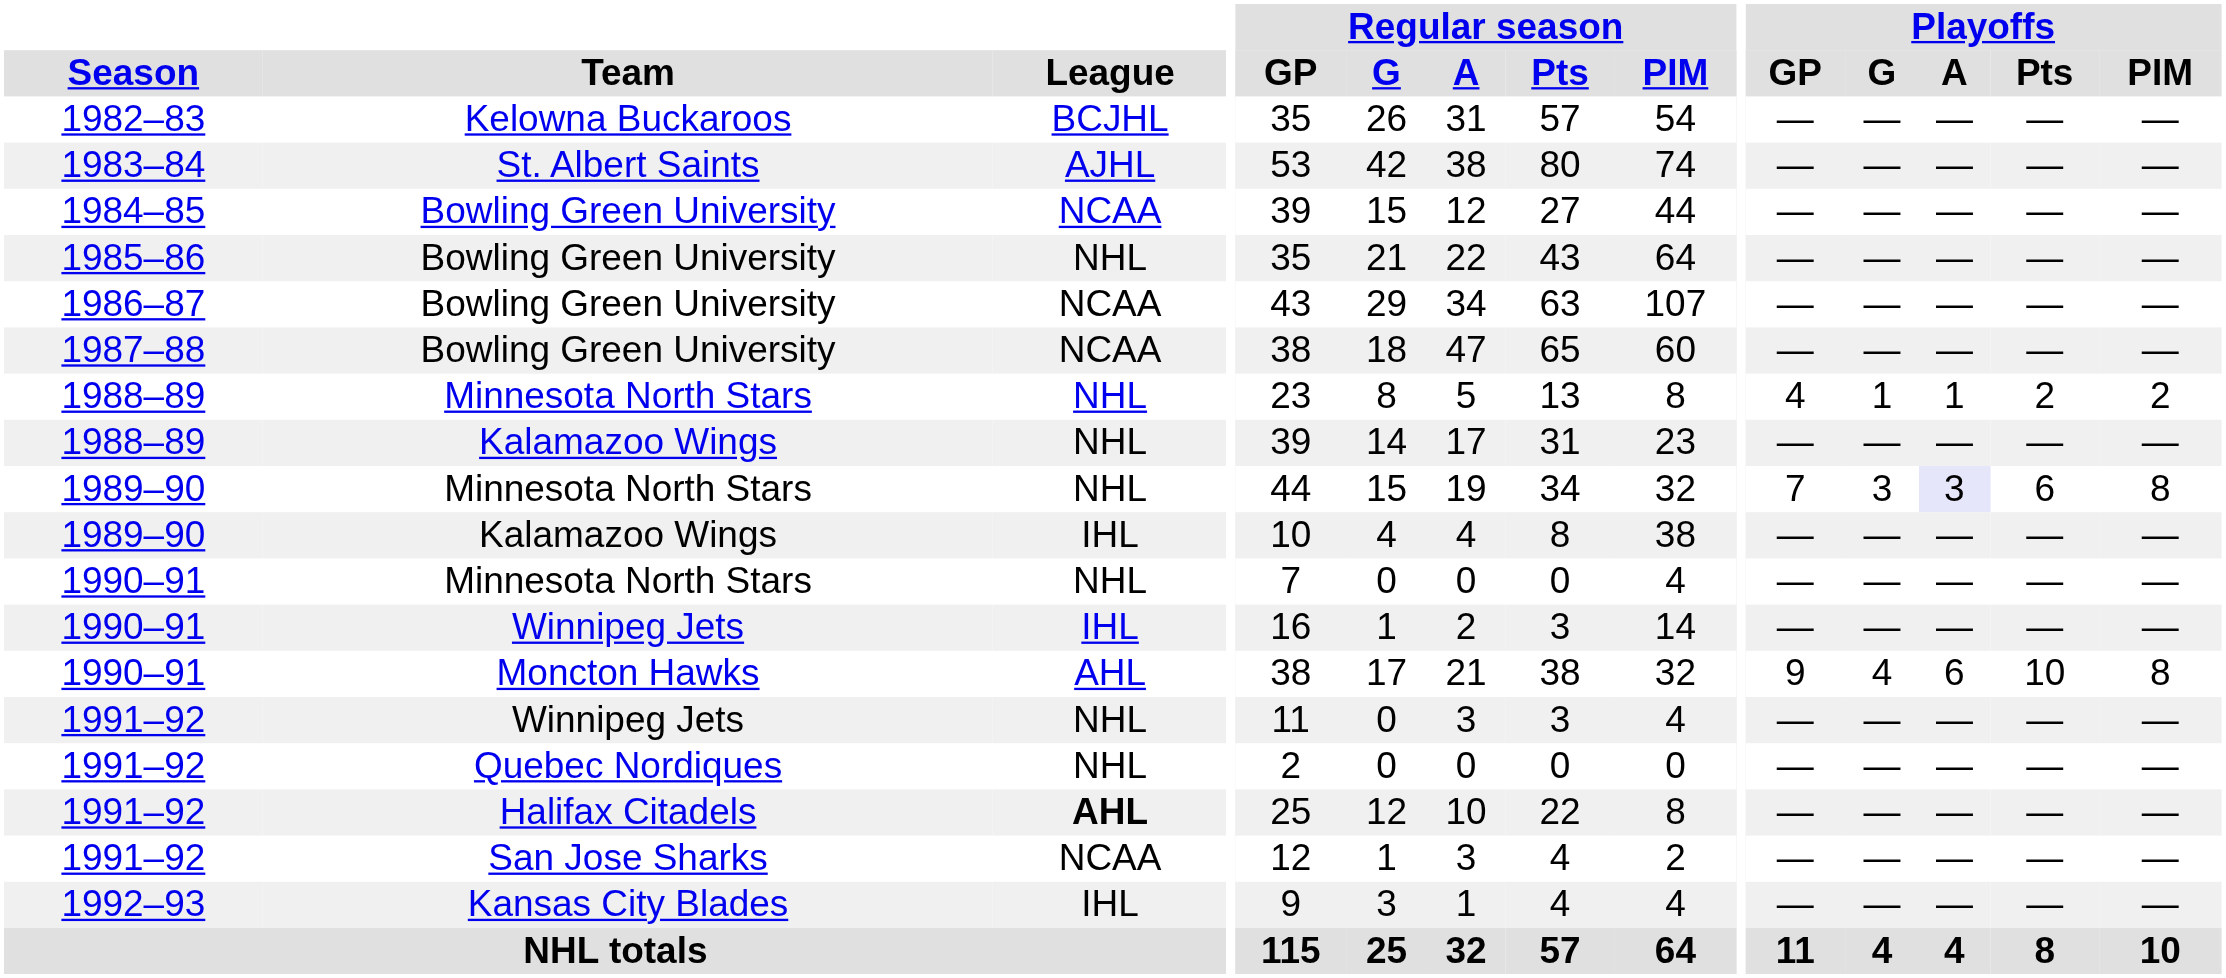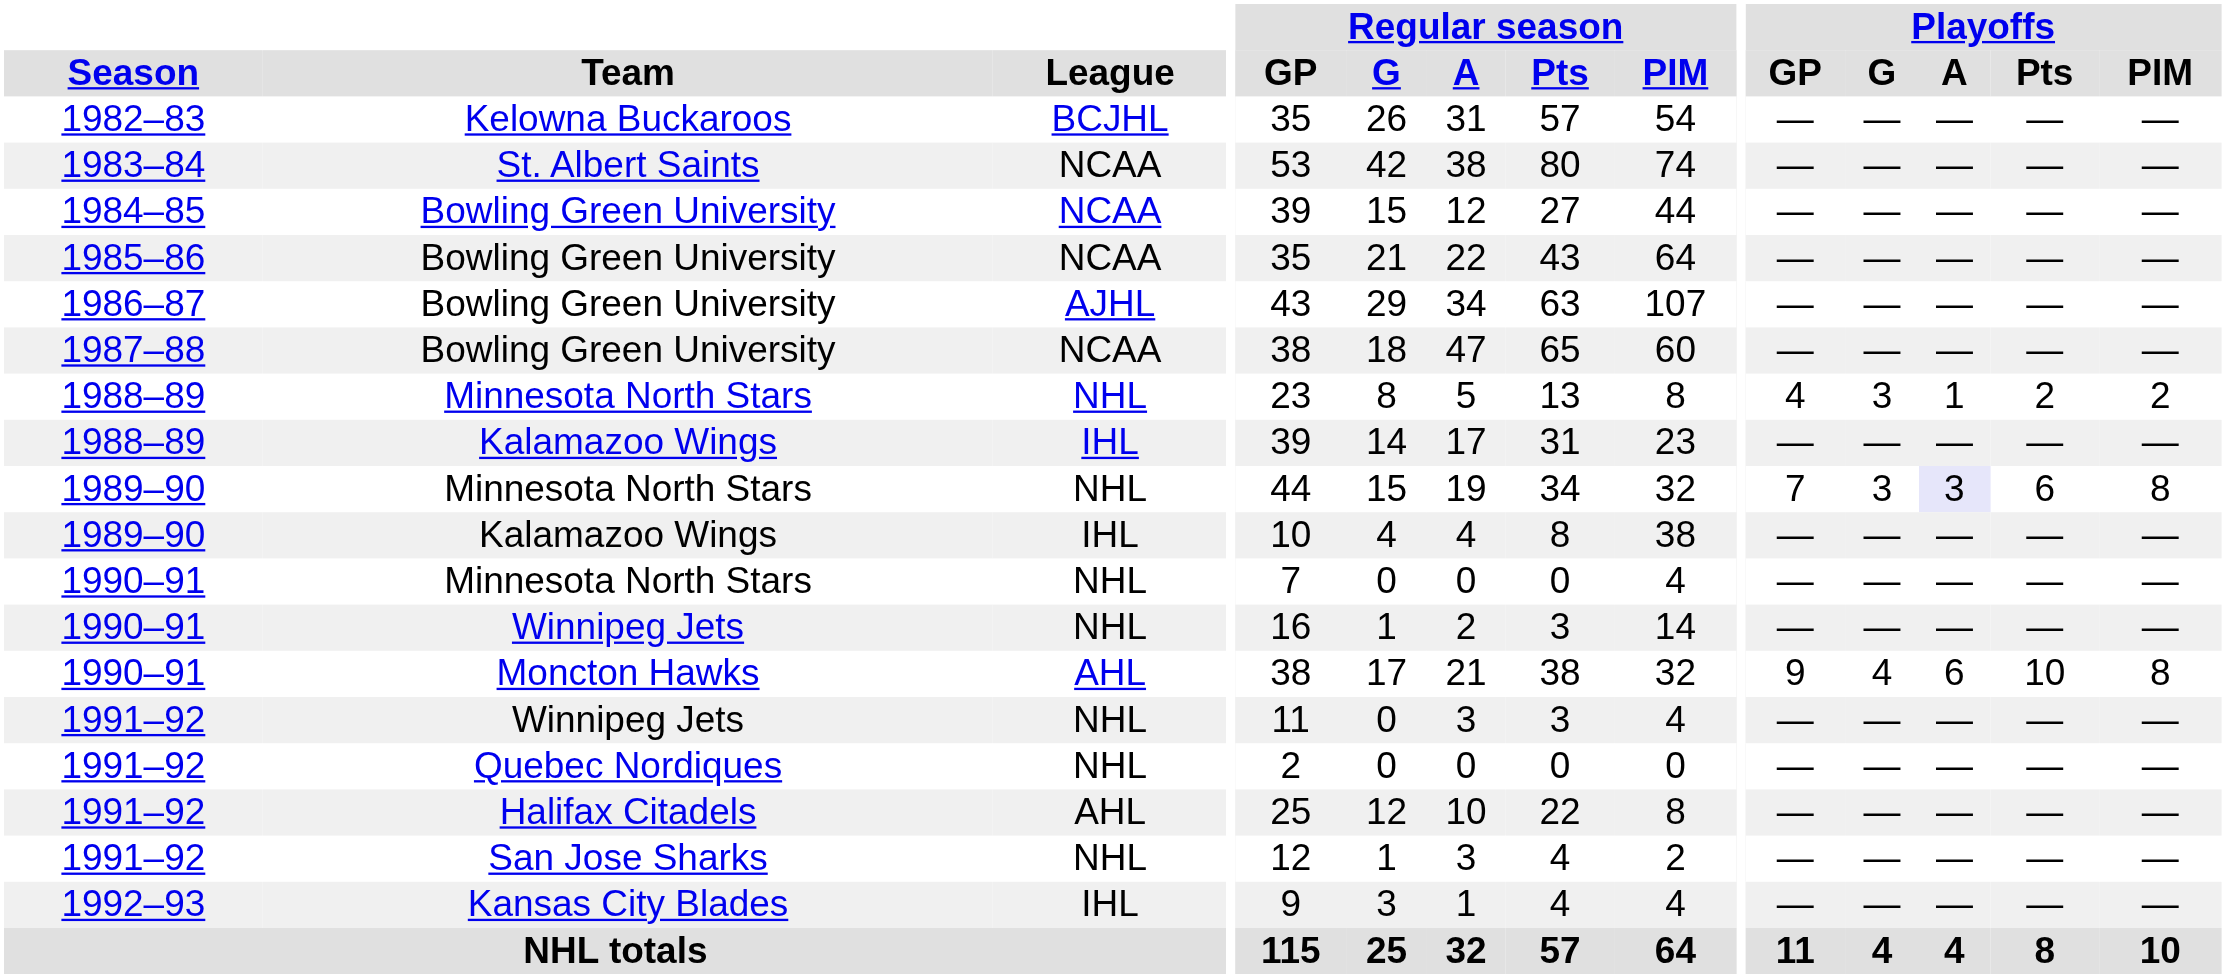(1110, 165) AJHL -> (1110, 165) NCAA
(1110, 257) NHL -> (1110, 257) NCAA
(1110, 303) NCAA -> (1110, 303) AJHL
(1882, 396) 1 -> (1882, 396) 3
(1110, 442) NHL -> (1110, 442) IHL
(1110, 627) IHL -> (1110, 627) NHL
(1110, 811) bold -> (1110, 811) normal
(1110, 858) NCAA -> (1110, 858) NHL
